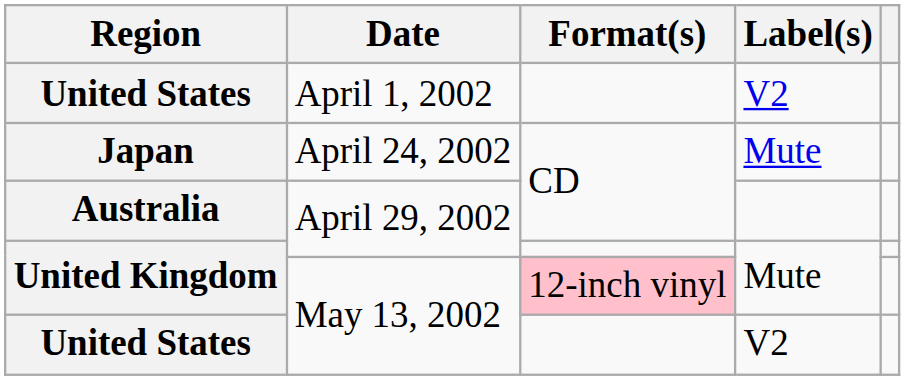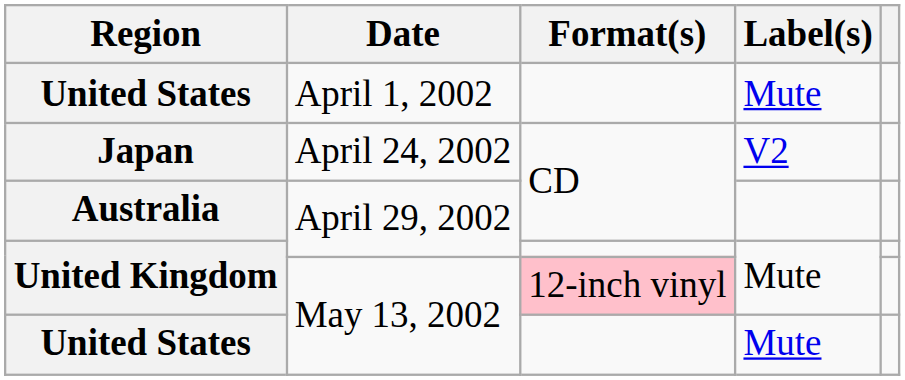(766, 92) V2 -> (782, 92) Mute
(782, 151) Mute -> (766, 151) V2
(766, 343) V2 -> (782, 343) Mute
